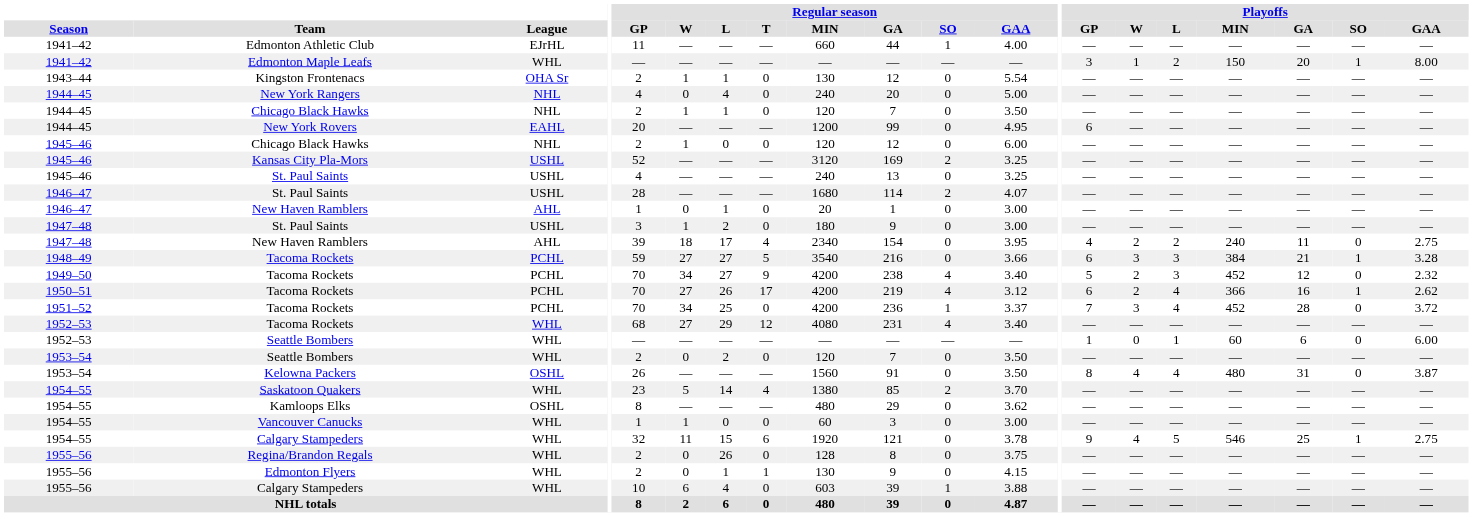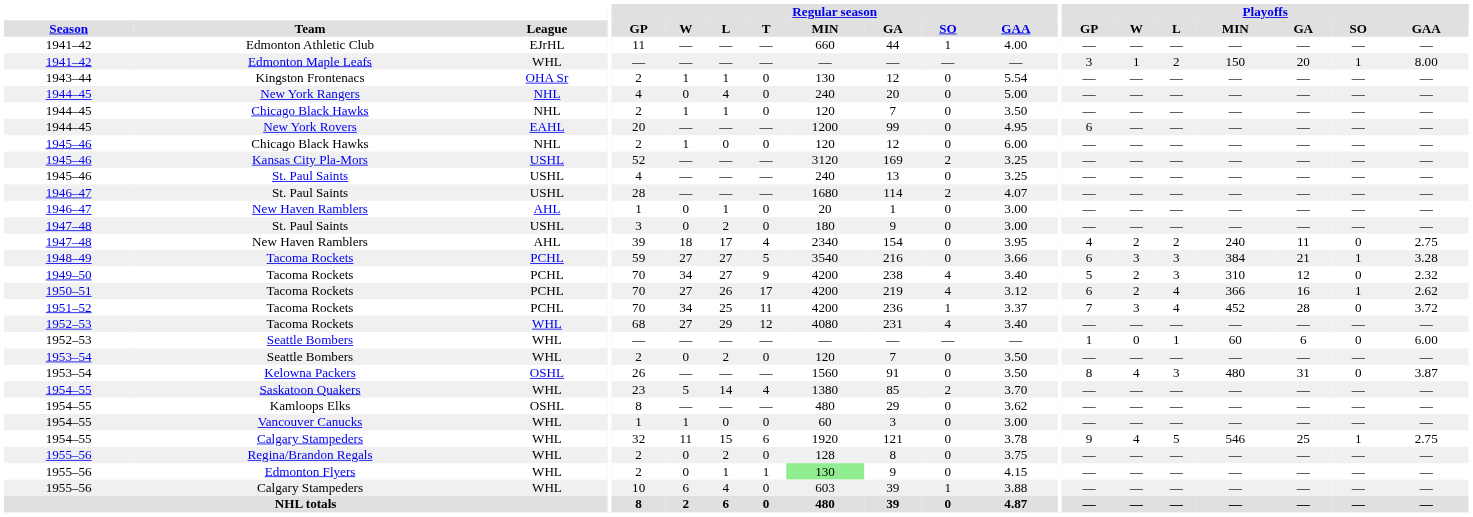(686, 225) 1 -> (686, 225) 0
(1235, 274) 452 -> (1235, 274) 310
(766, 307) 0 -> (766, 307) 11
(1176, 373) 4 -> (1176, 373) 3
(726, 455) 26 -> (726, 455) 2
(825, 471) no background -> (825, 471) lightgreen background
